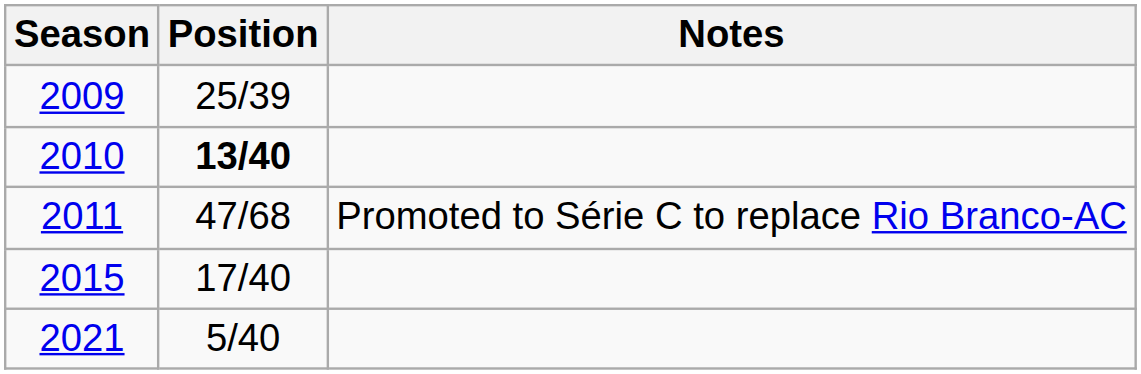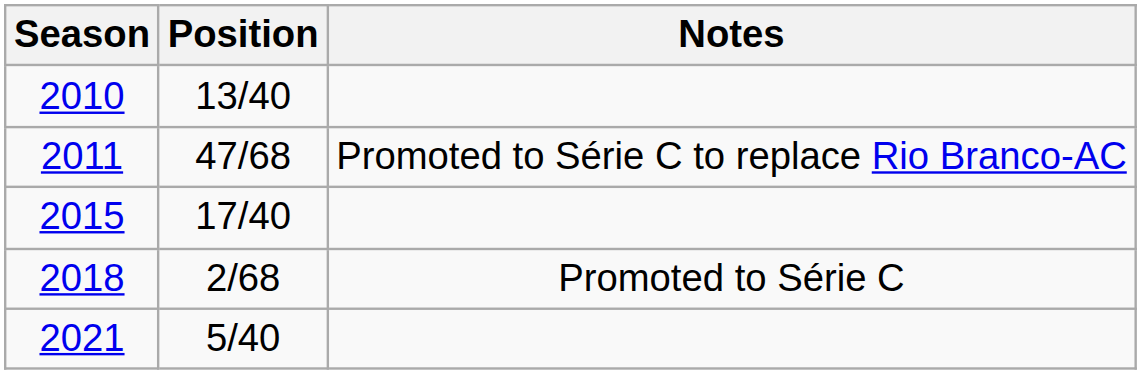- row: (82, 95)
(243, 156) bold -> (243, 95) normal
+ row: (82, 277)
